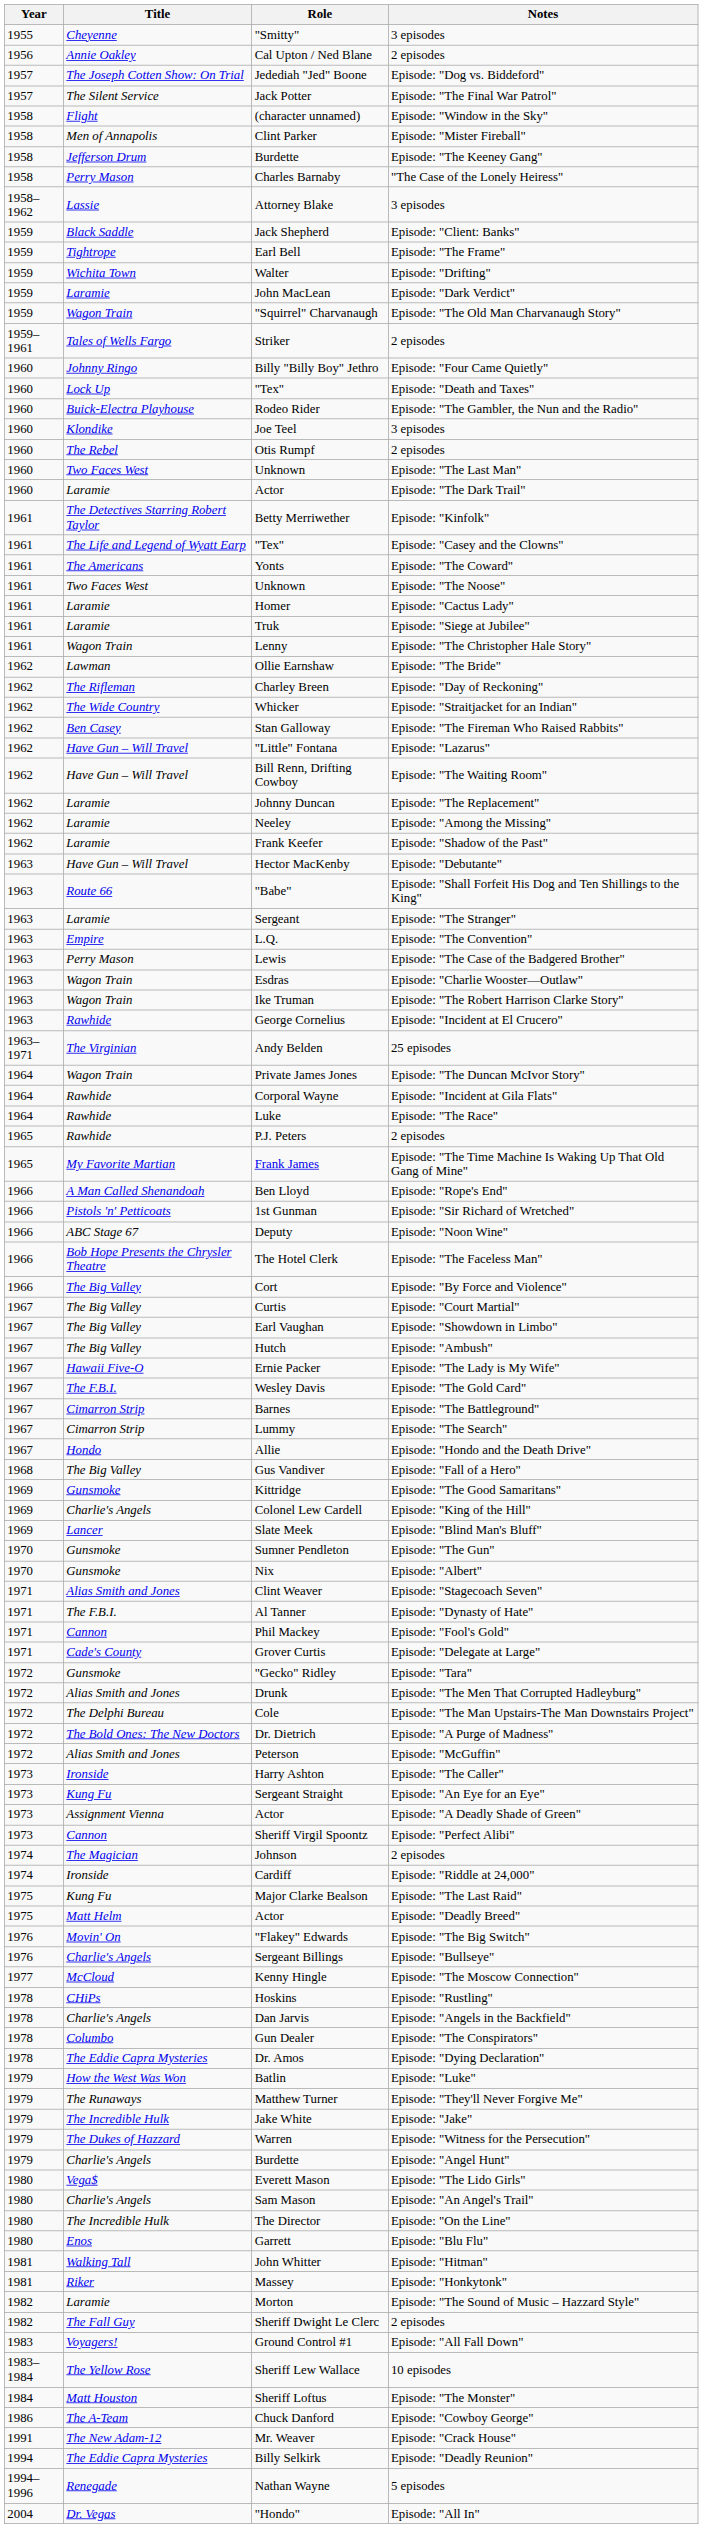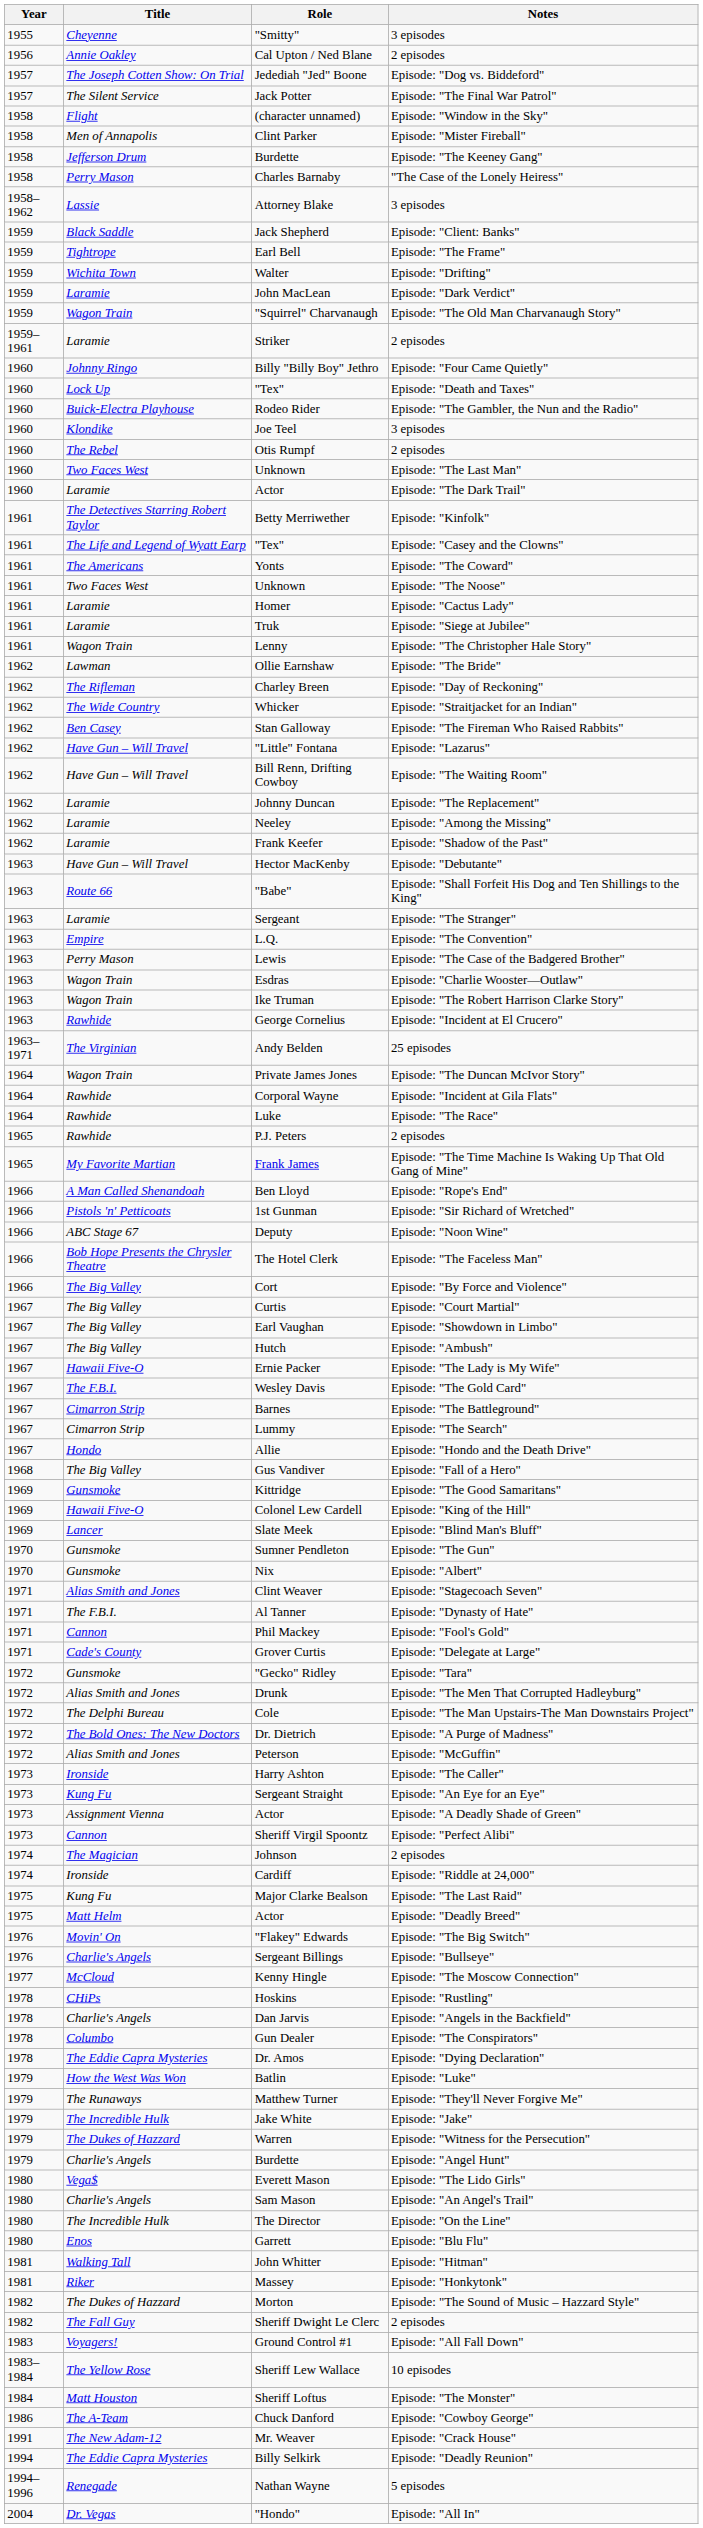(119, 340) Tales of Wells Fargo -> (88, 340) Laramie
(109, 1510) Charlie's Angels -> (105, 1510) Hawaii Five-O
(88, 2301) Laramie -> (123, 2301) The Dukes of Hazzard
